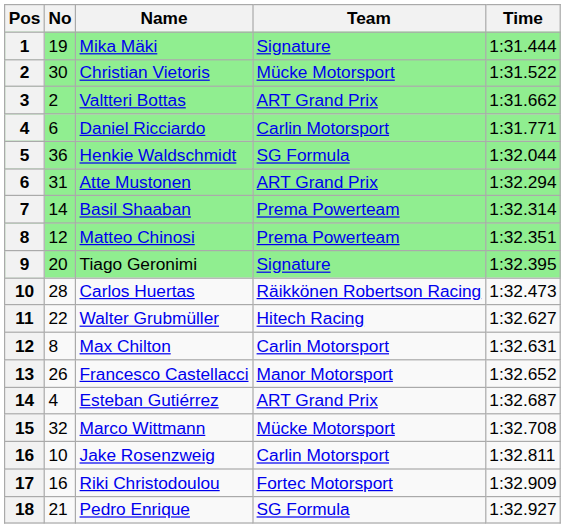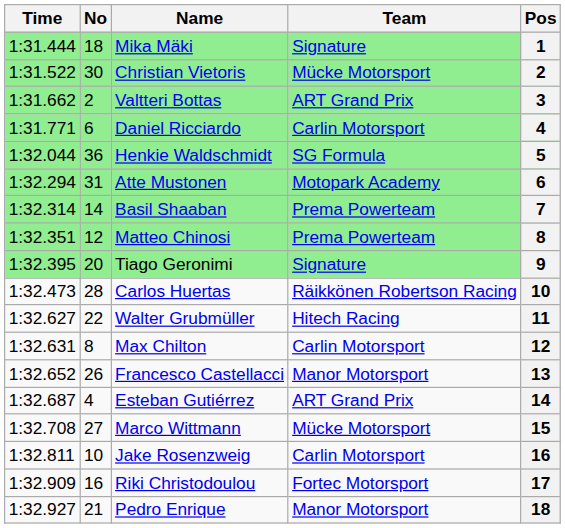columns swapped: (24, 19) <-> (523, 19)
(58, 46) 19 -> (94, 46) 18
(317, 182) ART Grand Prix -> (366, 182) Motopark Academy
(58, 428) 32 -> (94, 428) 27
(303, 510) SG Formula -> (360, 510) Manor Motorsport
